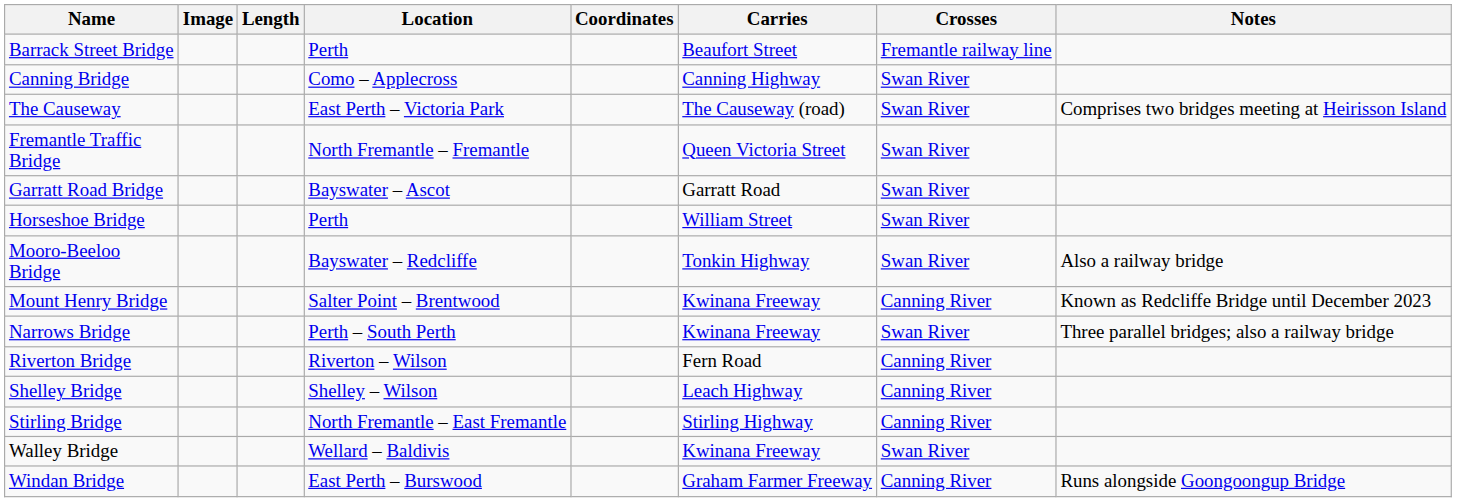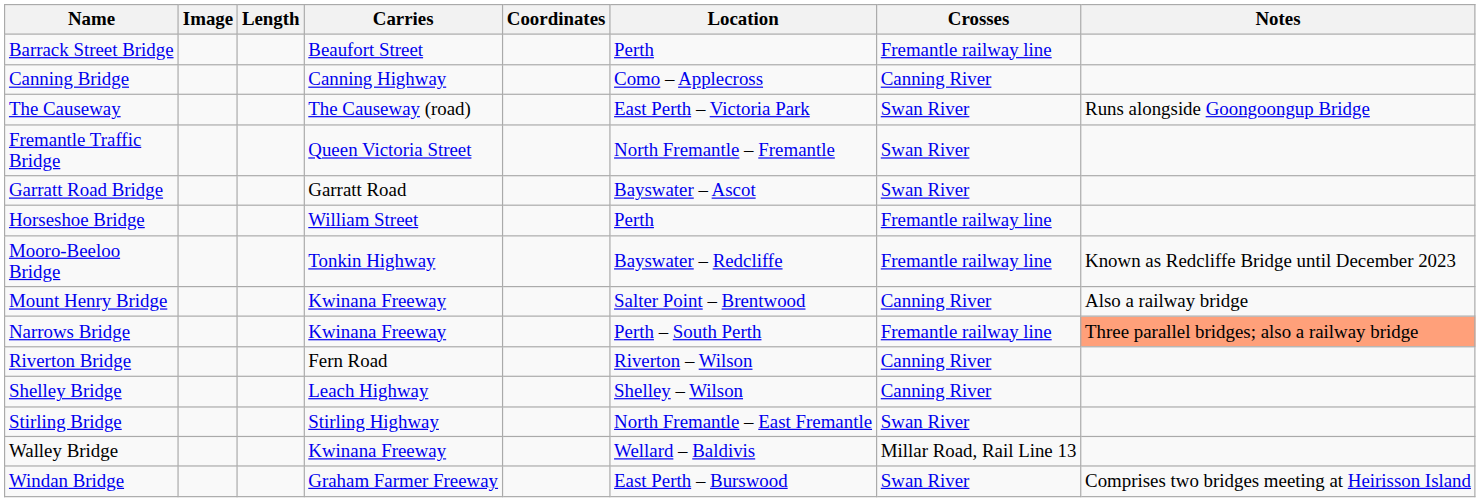columns swapped: (437, 19) <-> (777, 19)
(925, 79) Swan River -> (936, 79) Canning River
(1253, 109) Comprises two bridges meeting at Heirisson Island -> (1227, 109) Runs alongside Goongoongup Bridge
(925, 220) Swan River -> (966, 220) Fremantle railway line
(925, 260) Swan River -> (966, 260) Fremantle railway line
(1142, 260) Also a railway bridge -> (1270, 260) Known as Redcliffe Bridge until December 2023
(1246, 301) Known as Redcliffe Bridge until December 2023 -> (1167, 301) Also a railway bridge
(925, 331) Swan River -> (966, 331) Fremantle railway line
(1227, 331) no background -> (1252, 331) lightsalmon background
(936, 421) Canning River -> (925, 421) Swan River
(925, 451) Swan River -> (979, 451) Millar Road, Rail Line 13
(936, 481) Canning River -> (925, 481) Swan River
(1203, 481) Runs alongside Goongoongup Bridge -> (1278, 481) Comprises two bridges meeting at Heirisson Island
